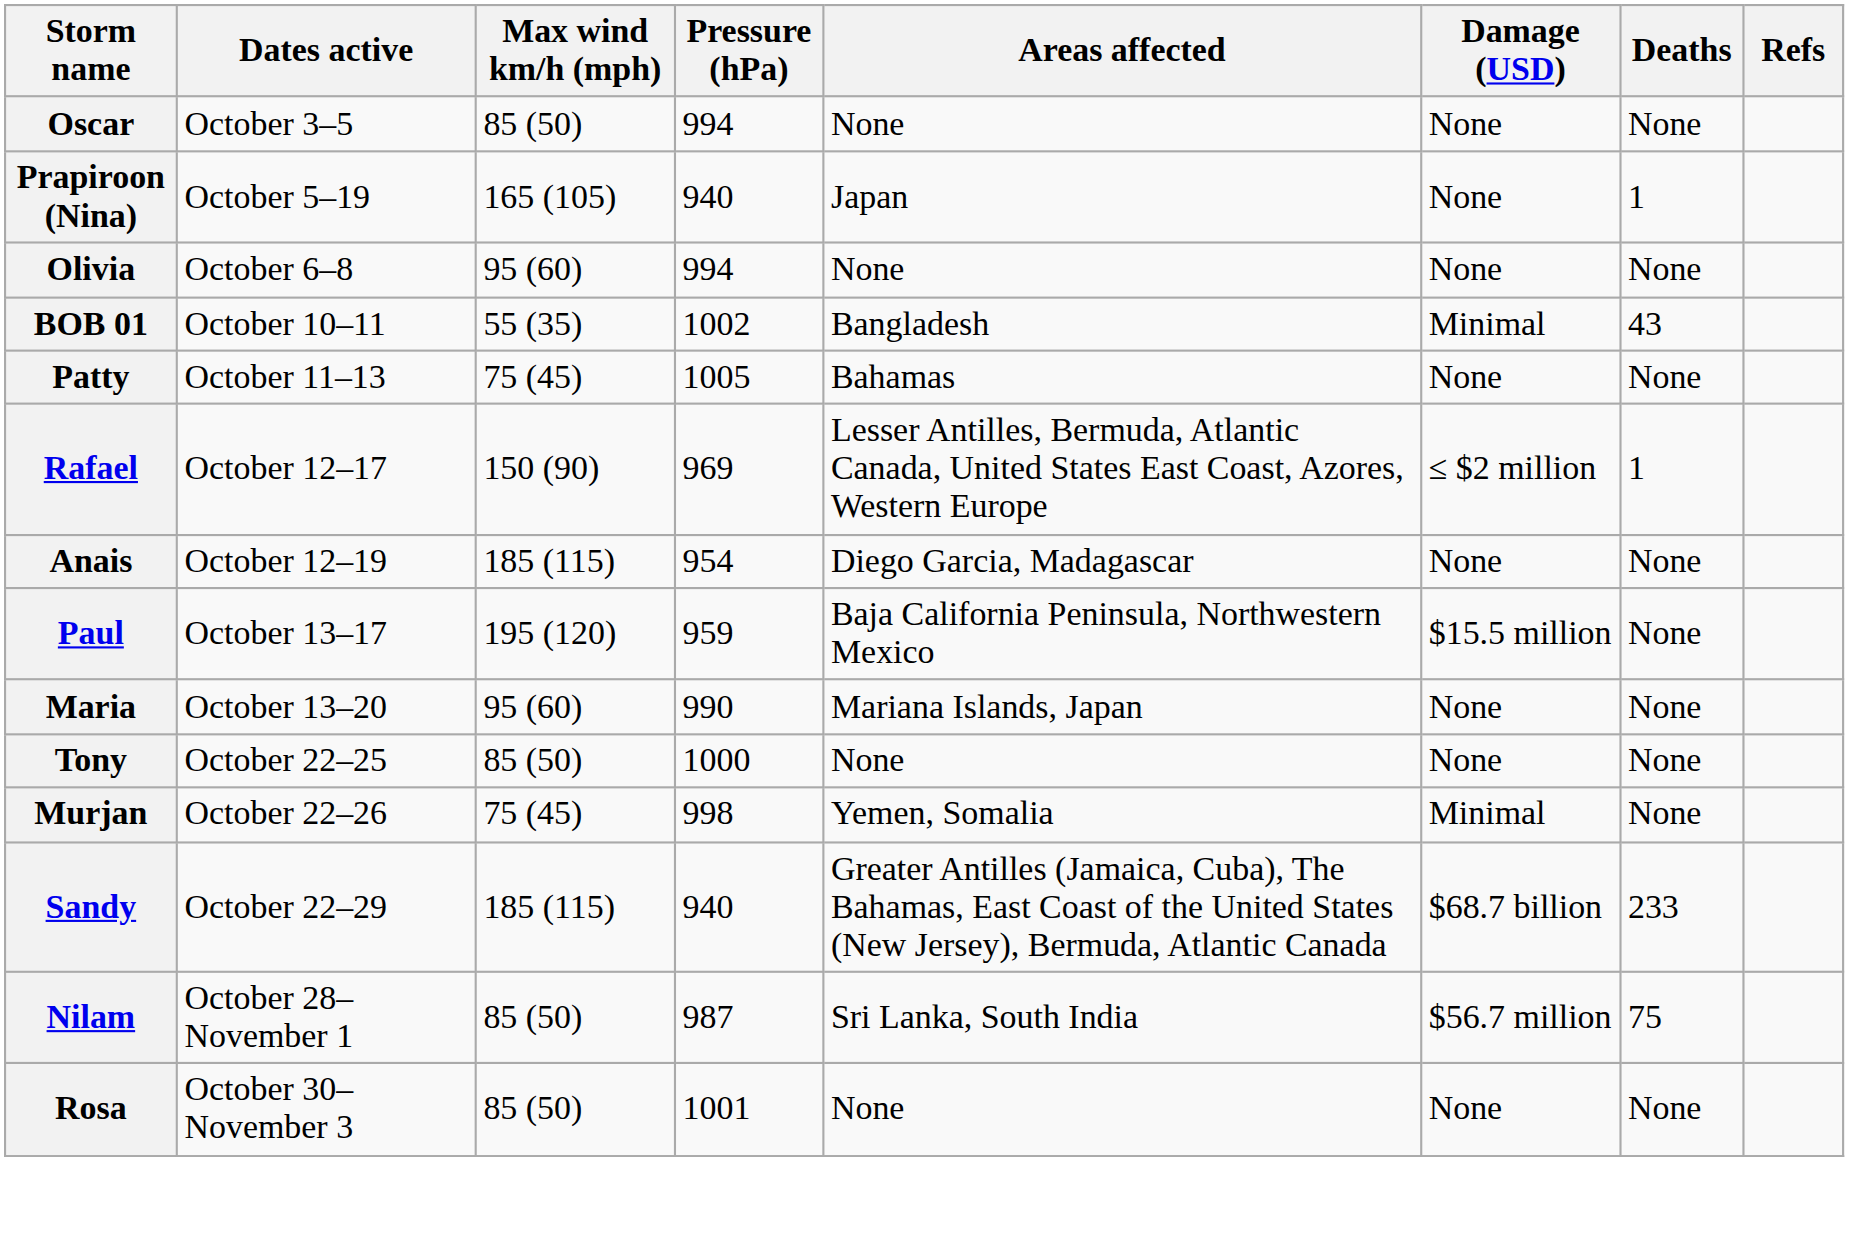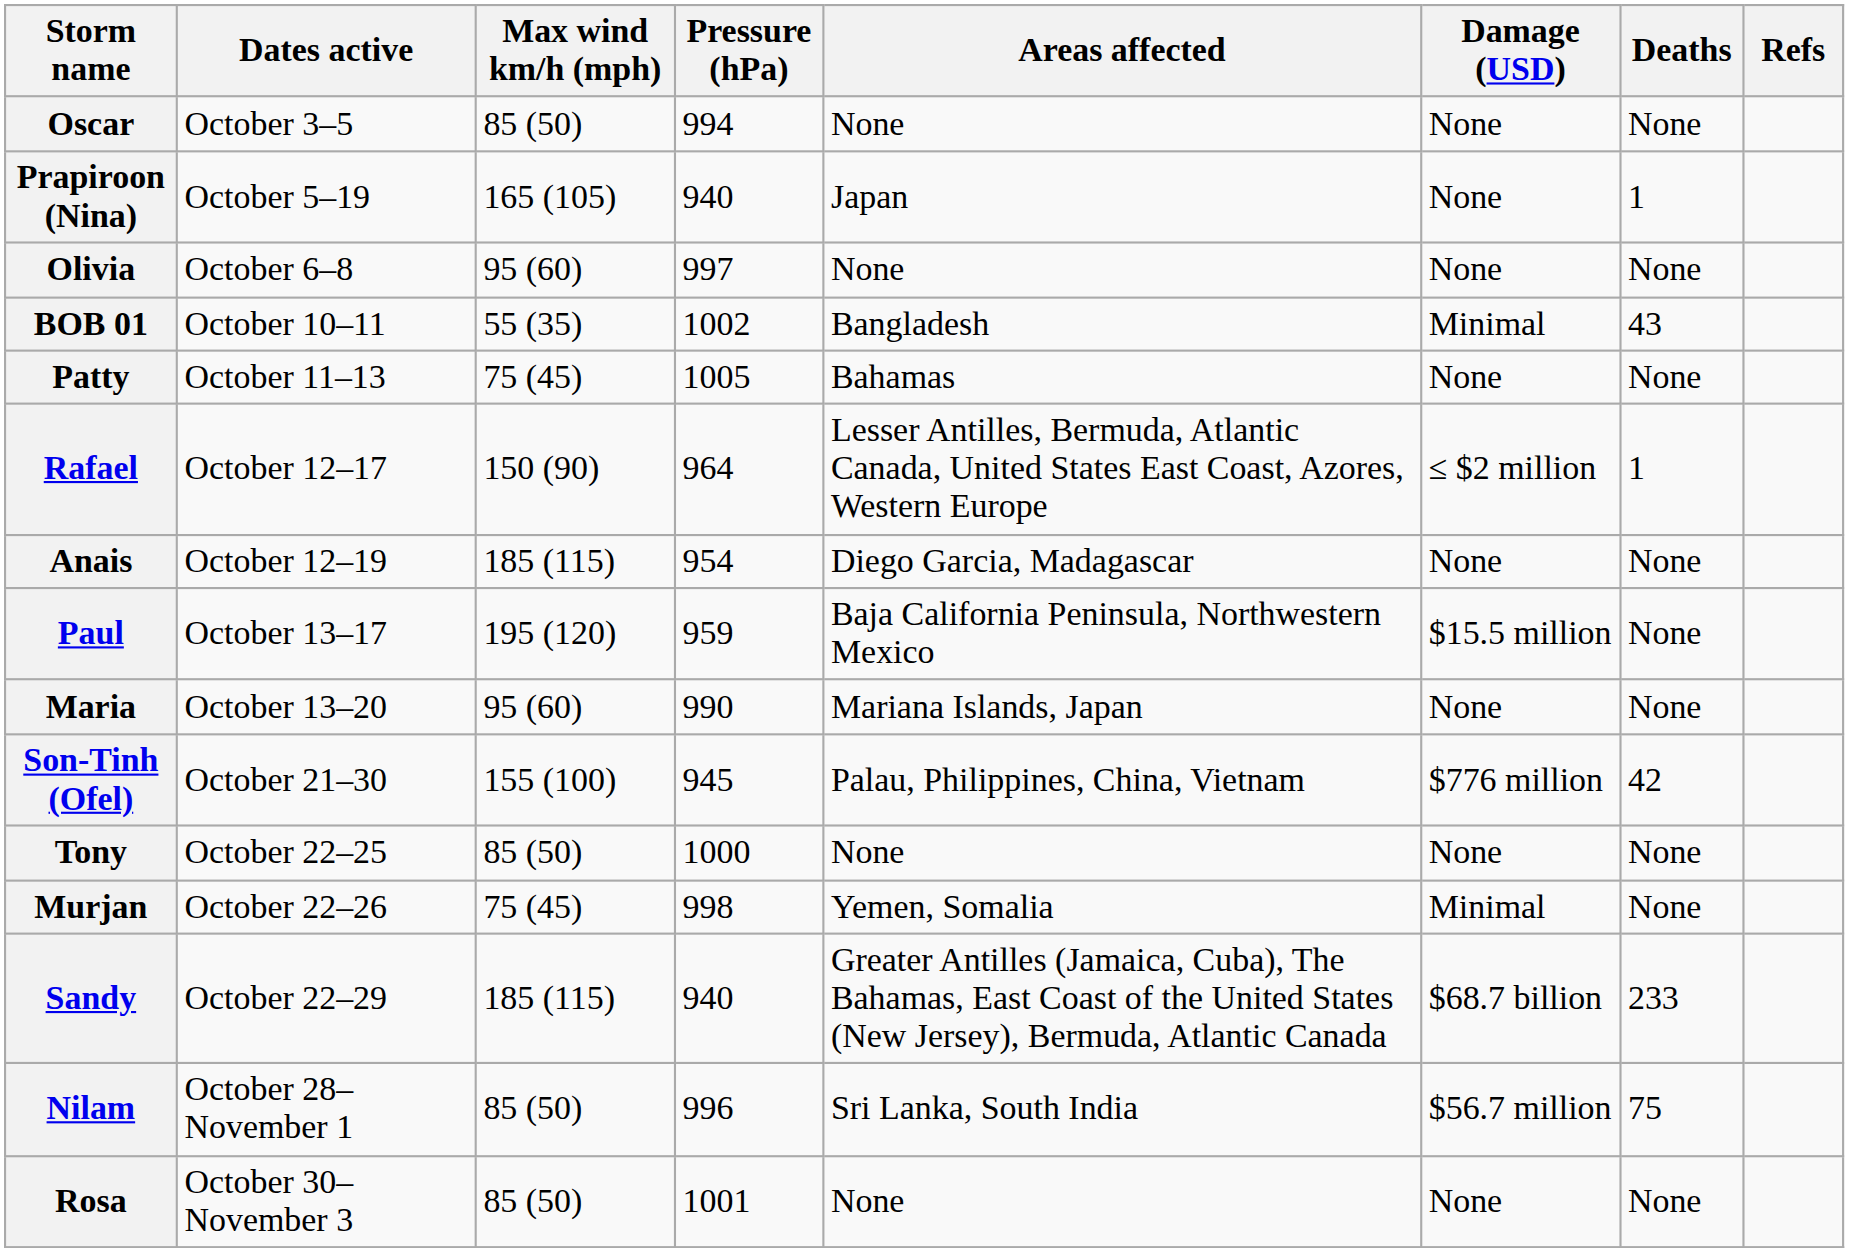(708, 269) 994 -> (708, 269) 997
(708, 468) 969 -> (708, 468) 964
+ row: (91, 779)
(708, 1016) 987 -> (708, 1108) 996
